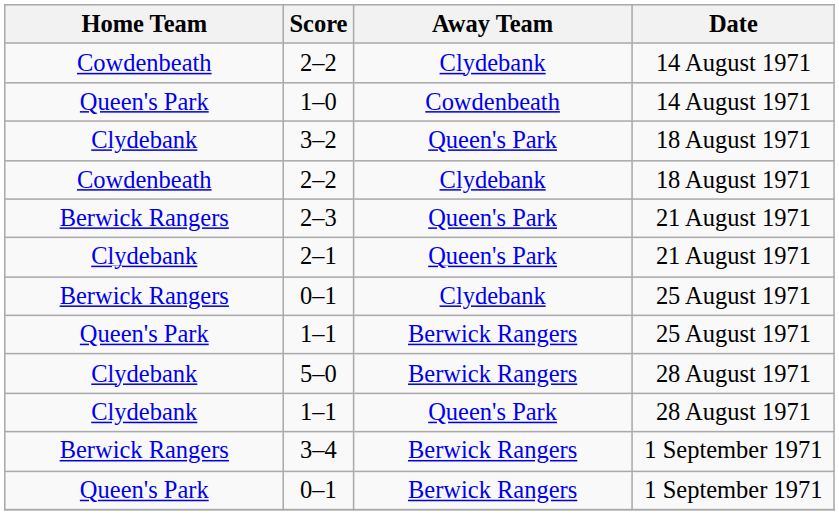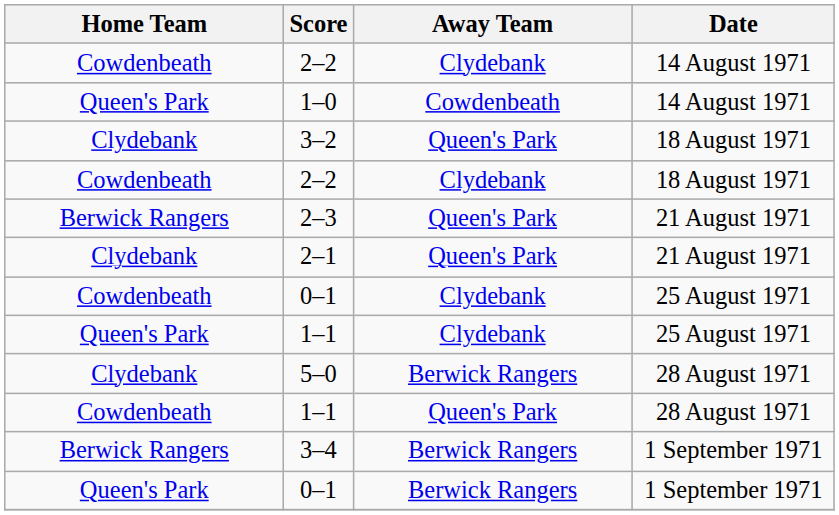(144, 295) Berwick Rangers -> (144, 295) Cowdenbeath
(493, 334) Berwick Rangers -> (493, 334) Clydebank
(144, 412) Clydebank -> (144, 412) Cowdenbeath
